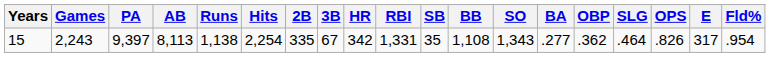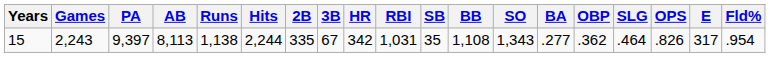(264, 40) 2,254 -> (264, 40) 2,244
(398, 40) 1,331 -> (398, 40) 1,031
